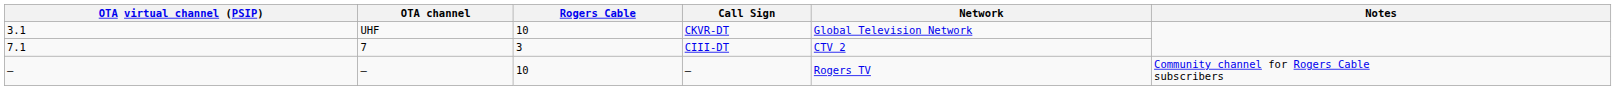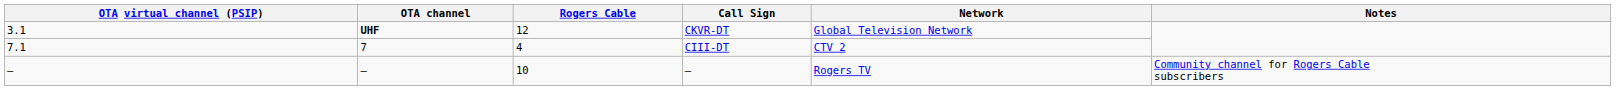(370, 30) normal -> (370, 30) bold
(522, 30) 10 -> (522, 30) 12
(519, 47) 3 -> (519, 47) 4
